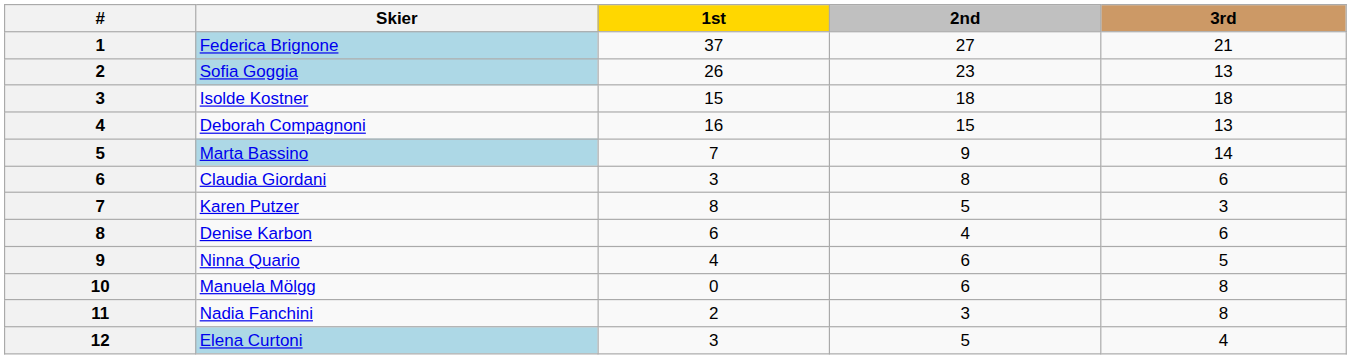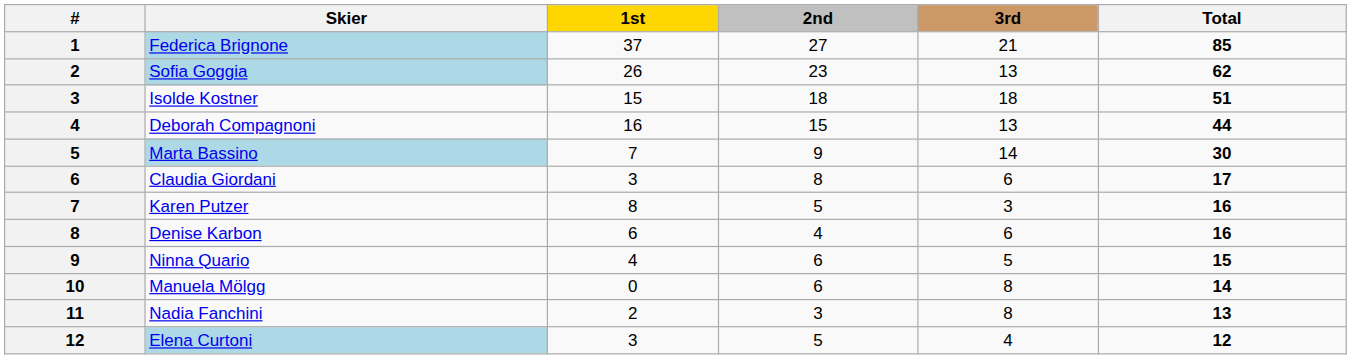+ column: (1222, 18)
